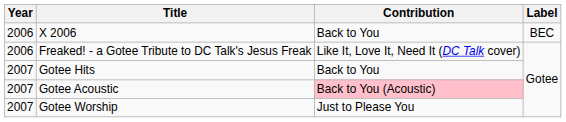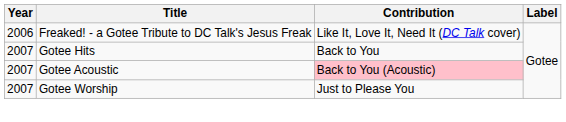- row: (58, 32)
